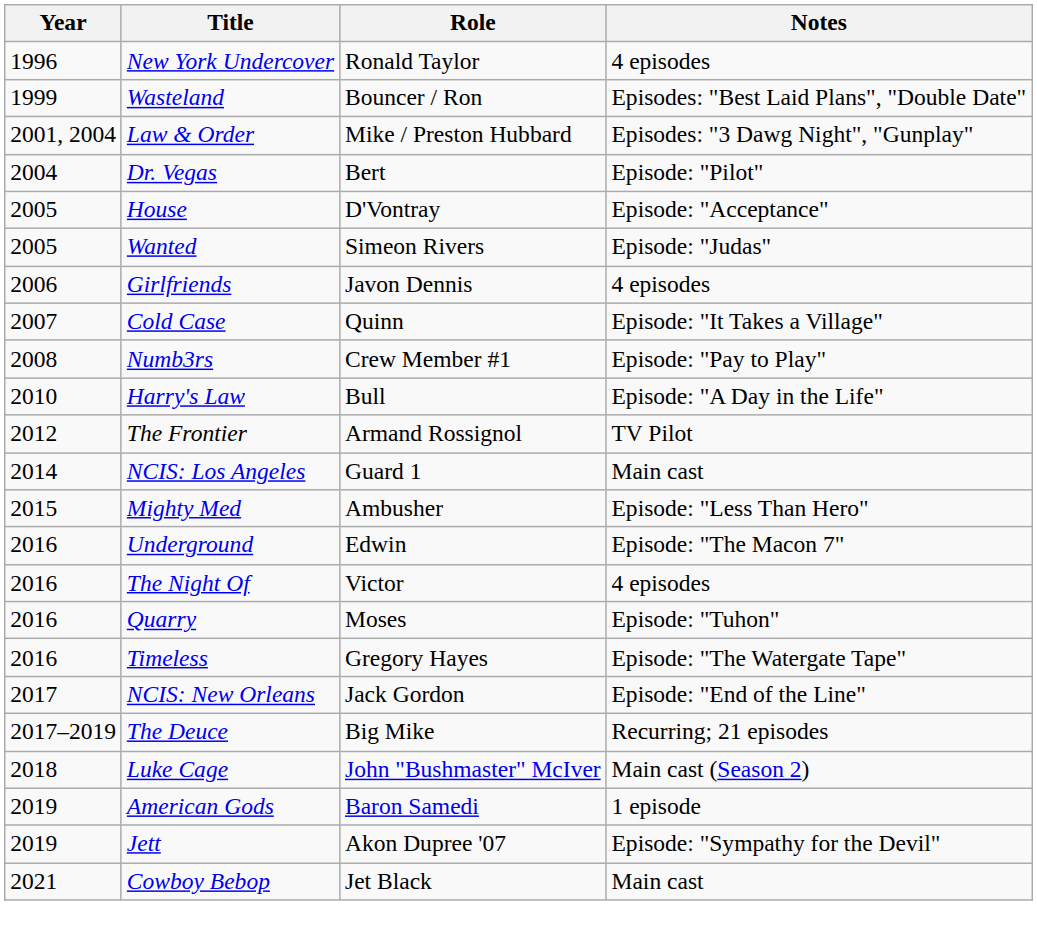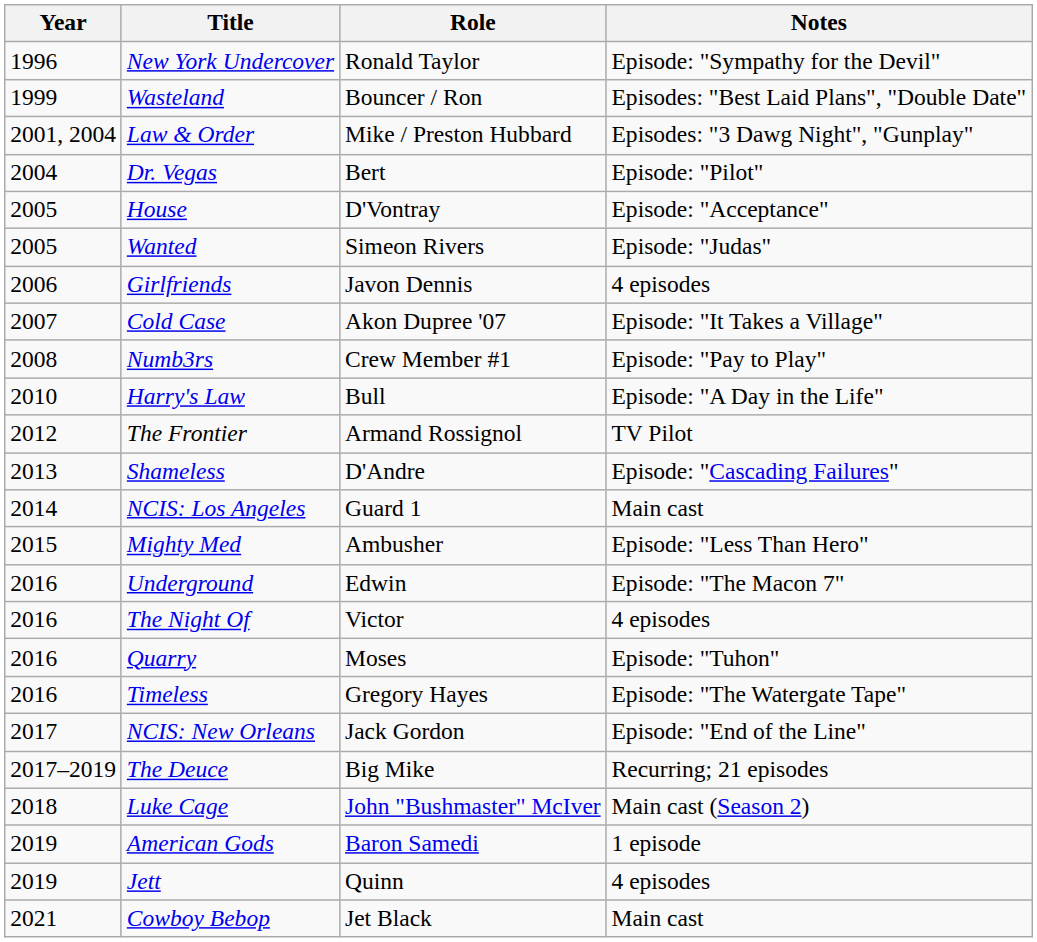(661, 60) 4 episodes -> (776, 60) Episode: "Sympathy for the Devil"
(374, 321) Quinn -> (425, 321) Akon Dupree '07
+ row: (176, 470)
(425, 843) Akon Dupree '07 -> (374, 881) Quinn
(776, 843) Episode: "Sympathy for the Devil" -> (661, 881) 4 episodes
